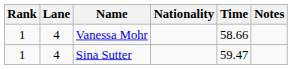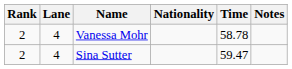(22, 34) 1 -> (22, 34) 2
(234, 34) 58.66 -> (234, 34) 58.78
(22, 54) 1 -> (22, 54) 2
